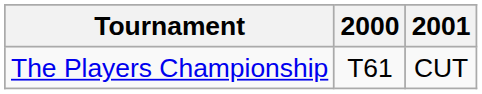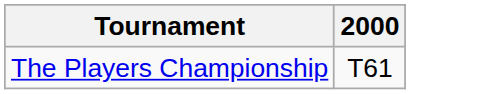- column: (441, 26)
